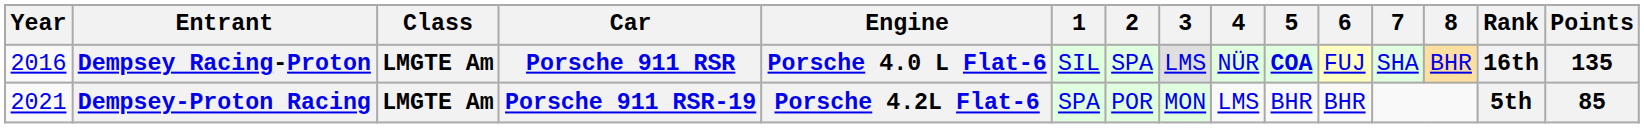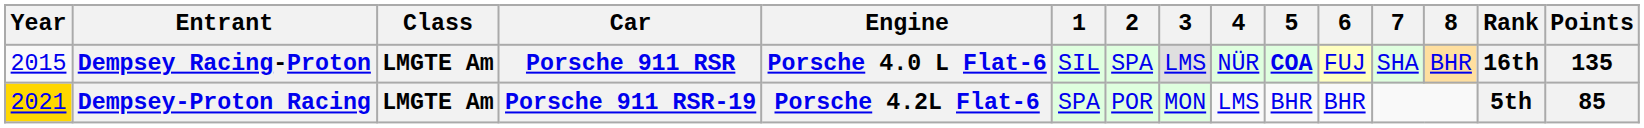(39, 63) 2016 -> (39, 63) 2015
(39, 102) no background -> (39, 102) gold background
